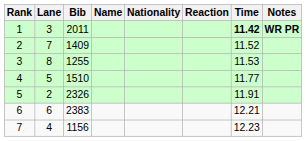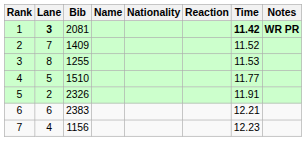(49, 29) normal -> (49, 29) bold
(78, 29) 2011 -> (78, 29) 2081
